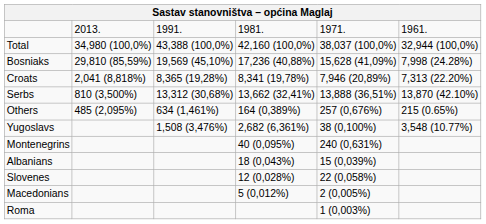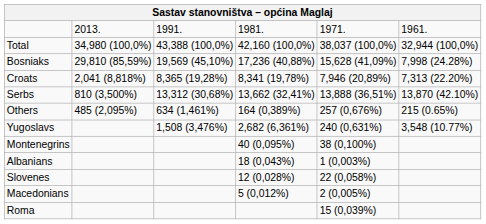(348, 128) 38 (0,100%) -> (351, 128) 240 (0,631%)
(351, 144) 240 (0,631%) -> (348, 144) 38 (0,100%)
(348, 161) 15 (0,039%) -> (345, 161) 1 (0,003%)
(345, 210) 1 (0,003%) -> (348, 210) 15 (0,039%)
